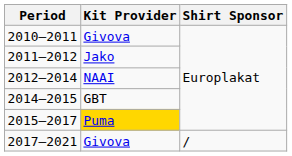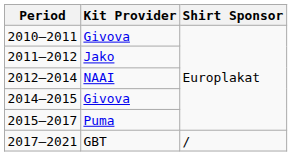(95, 99) GBT -> (107, 99) Givova
(99, 120) gold background -> (99, 120) no background
(107, 141) Givova -> (95, 141) GBT
